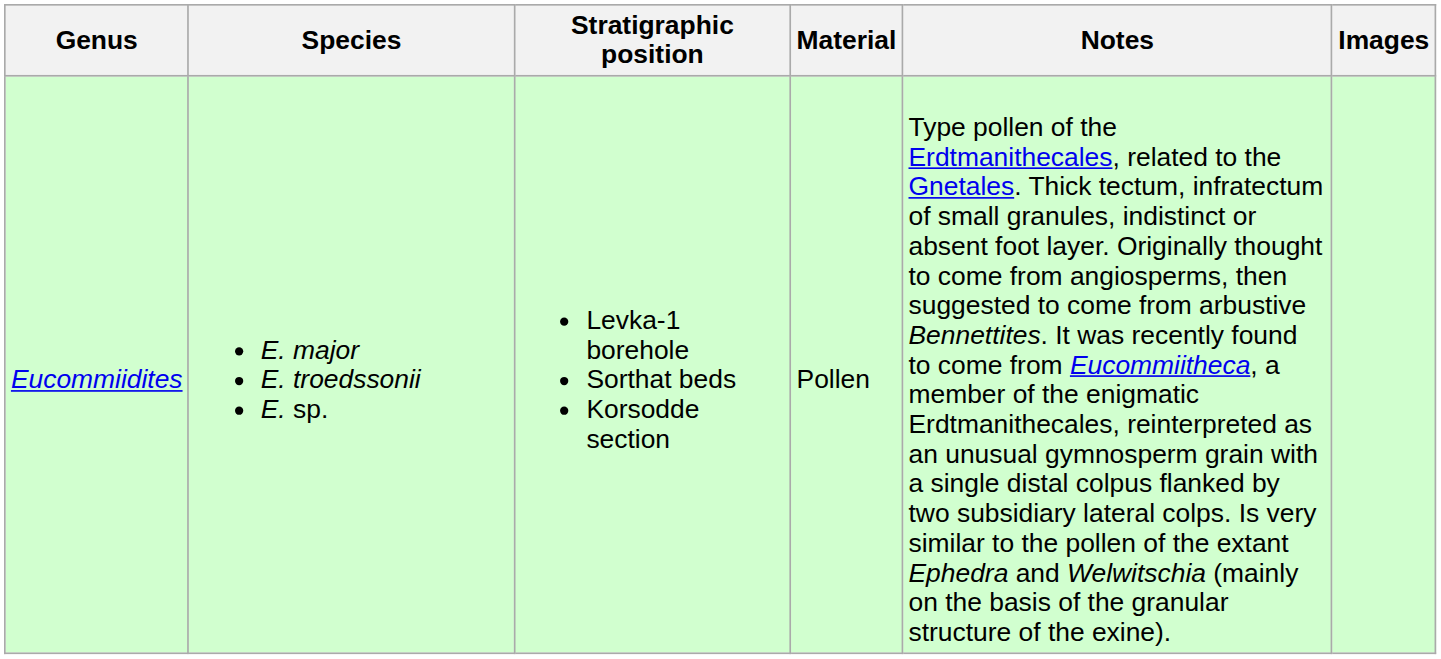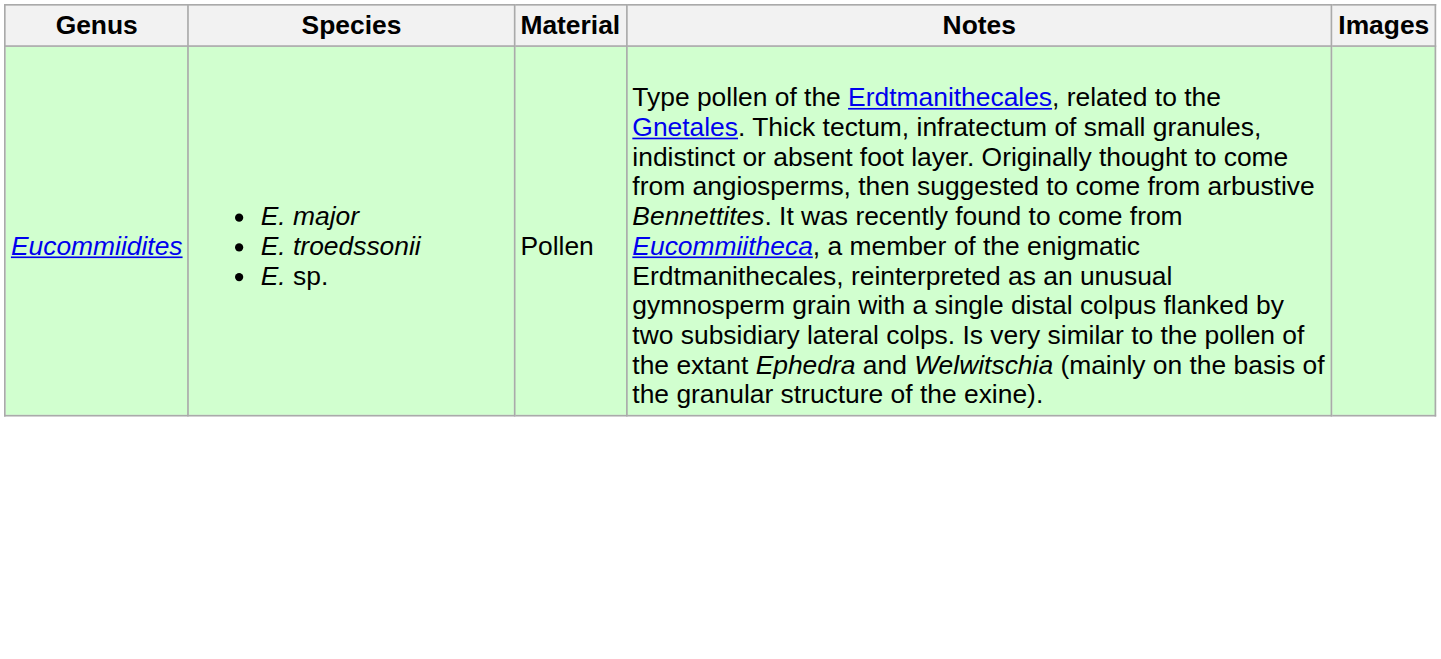- column: (652, 40)
